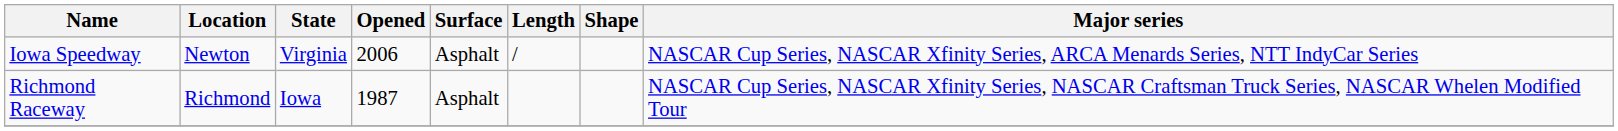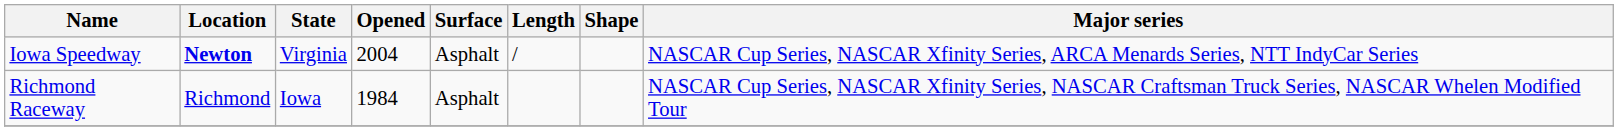(217, 53) normal -> (218, 53) bold
(377, 53) 2006 -> (377, 53) 2004
(377, 97) 1987 -> (377, 97) 1984
